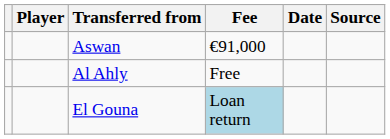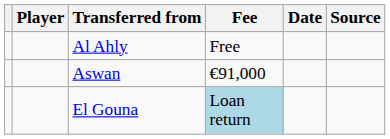rows swapped: (100, 73) <-> (96, 45)
